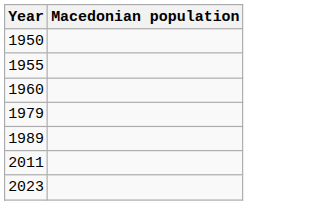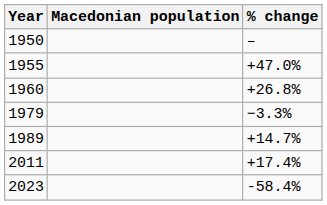+ column: (283, 17)
